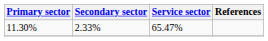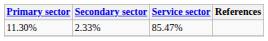(167, 28) 65.47% -> (167, 28) 85.47%
